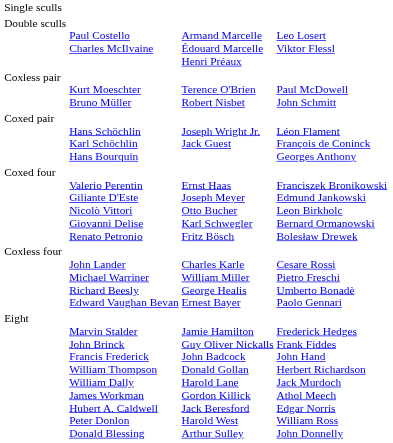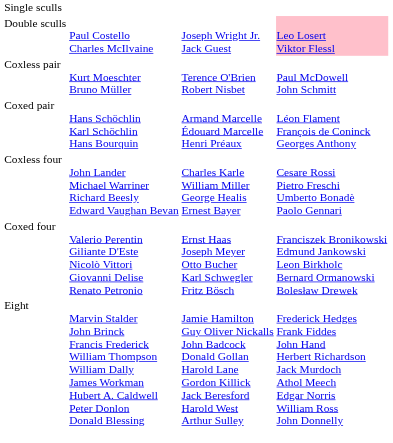(222, 48) Armand Marcelle Édouard Marcelle Henri Préaux -> (221, 42) Joseph Wright Jr. Jack Guest
(306, 42) no background -> (306, 42) pink background
(221, 137) Joseph Wright Jr. Jack Guest -> (222, 131) Armand Marcelle Édouard Marcelle Henri Préaux
rows swapped: (33, 251) <-> (30, 172)
